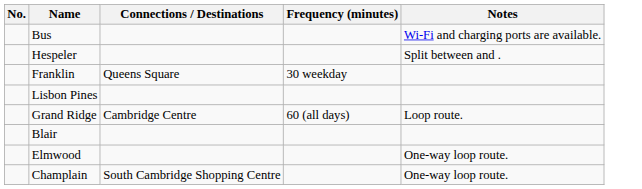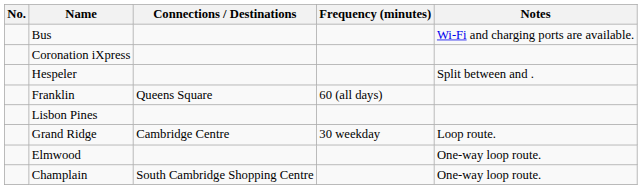+ row: (81, 54)
(317, 74) 30 weekday -> (351, 94) 60 (all days)
(318, 114) 60 (all days) -> (350, 134) 30 weekday
- row: (44, 134)
